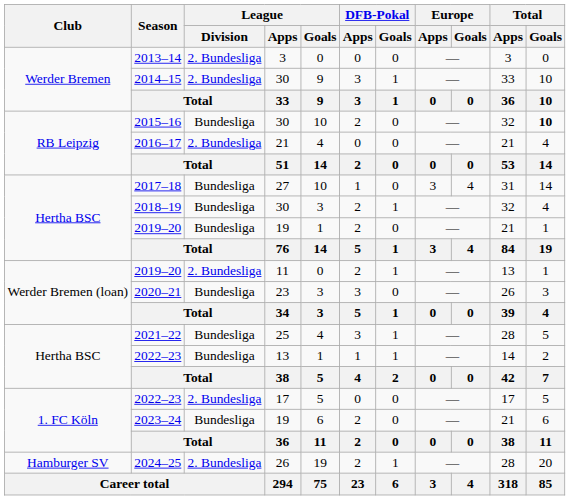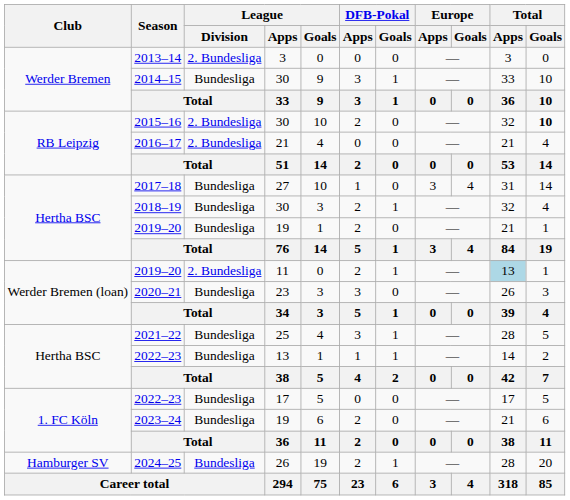(224, 79) 2. Bundesliga -> (224, 79) Bundesliga
(224, 121) Bundesliga -> (224, 121) 2. Bundesliga
(508, 270) no background -> (508, 270) lightblue background
(224, 398) 2. Bundesliga -> (224, 398) Bundesliga
(224, 462) 2. Bundesliga -> (224, 462) Bundesliga
